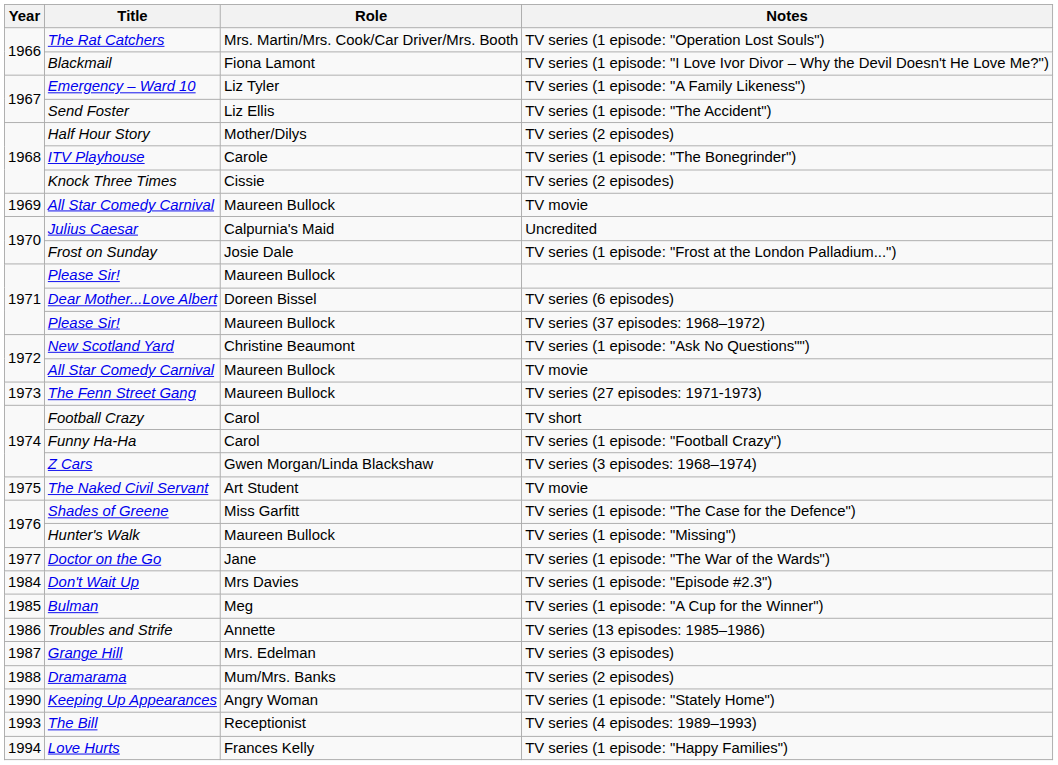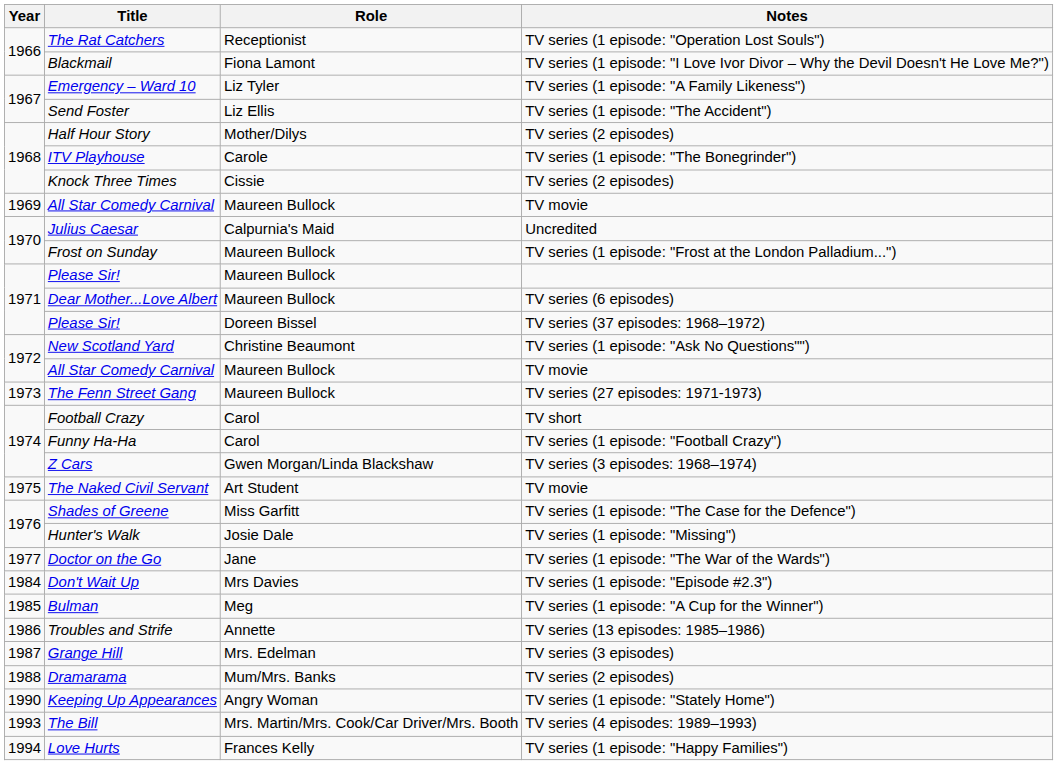(371, 39) Mrs. Martin/Mrs. Cook/Car Driver/Mrs. Booth -> (265, 39) Receptionist
(259, 252) Josie Dale -> (279, 252) Maureen Bullock
(270, 299) Doreen Bissel -> (279, 299) Maureen Bullock
(279, 323) Maureen Bullock -> (270, 323) Doreen Bissel
(279, 535) Maureen Bullock -> (259, 535) Josie Dale
(265, 724) Receptionist -> (371, 724) Mrs. Martin/Mrs. Cook/Car Driver/Mrs. Booth
